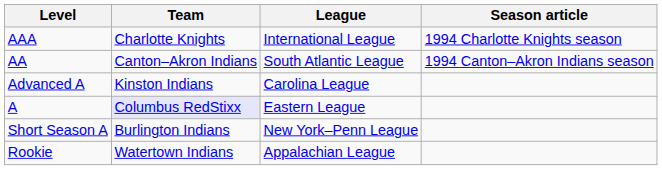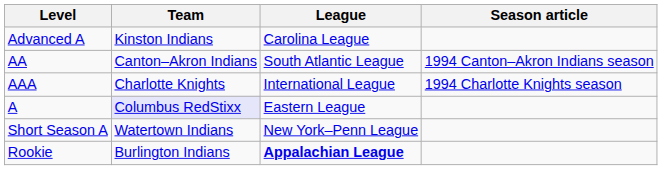rows swapped: (22, 38) <-> (46, 84)
(172, 130) Burlington Indians -> (174, 130) Watertown Indians
(174, 152) Watertown Indians -> (172, 152) Burlington Indians
(329, 152) normal -> (334, 152) bold
